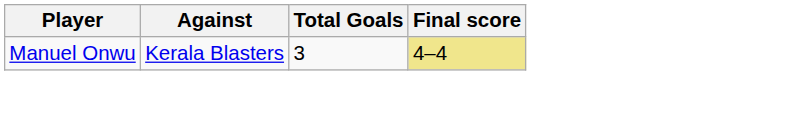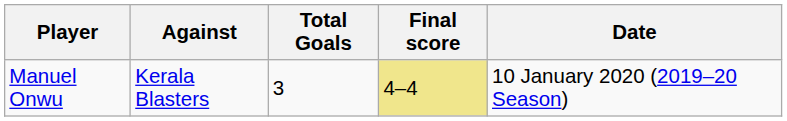+ column: (634, 32)
